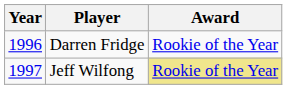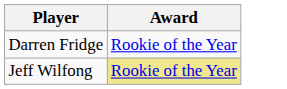- column: (25, 17)
